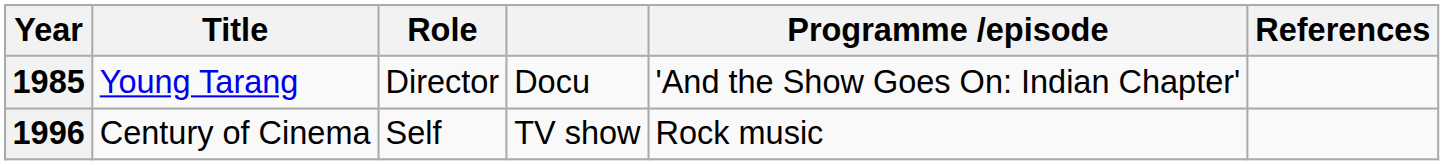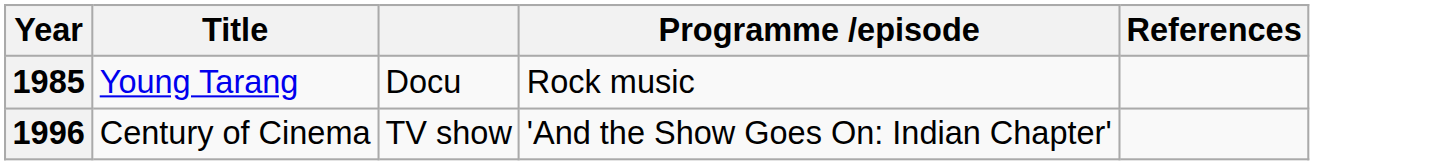- column: (442, 30)
(948, 81) 'And the Show Goes On: Indian Chapter' -> (611, 81) Rock music
(739, 133) Rock music -> (819, 133) 'And the Show Goes On: Indian Chapter'
